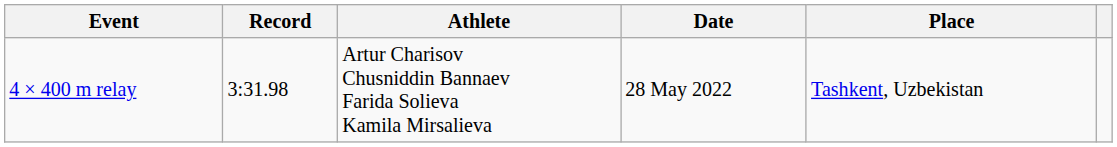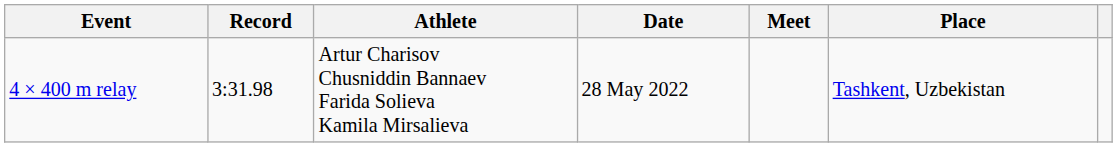+ column: (789, 21)
